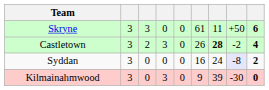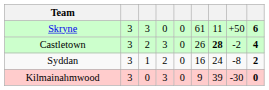(147, 61) 0 -> (147, 61) 1
(165, 61) 0 -> (165, 61) 2
(237, 61) lavender background -> (237, 61) no background
